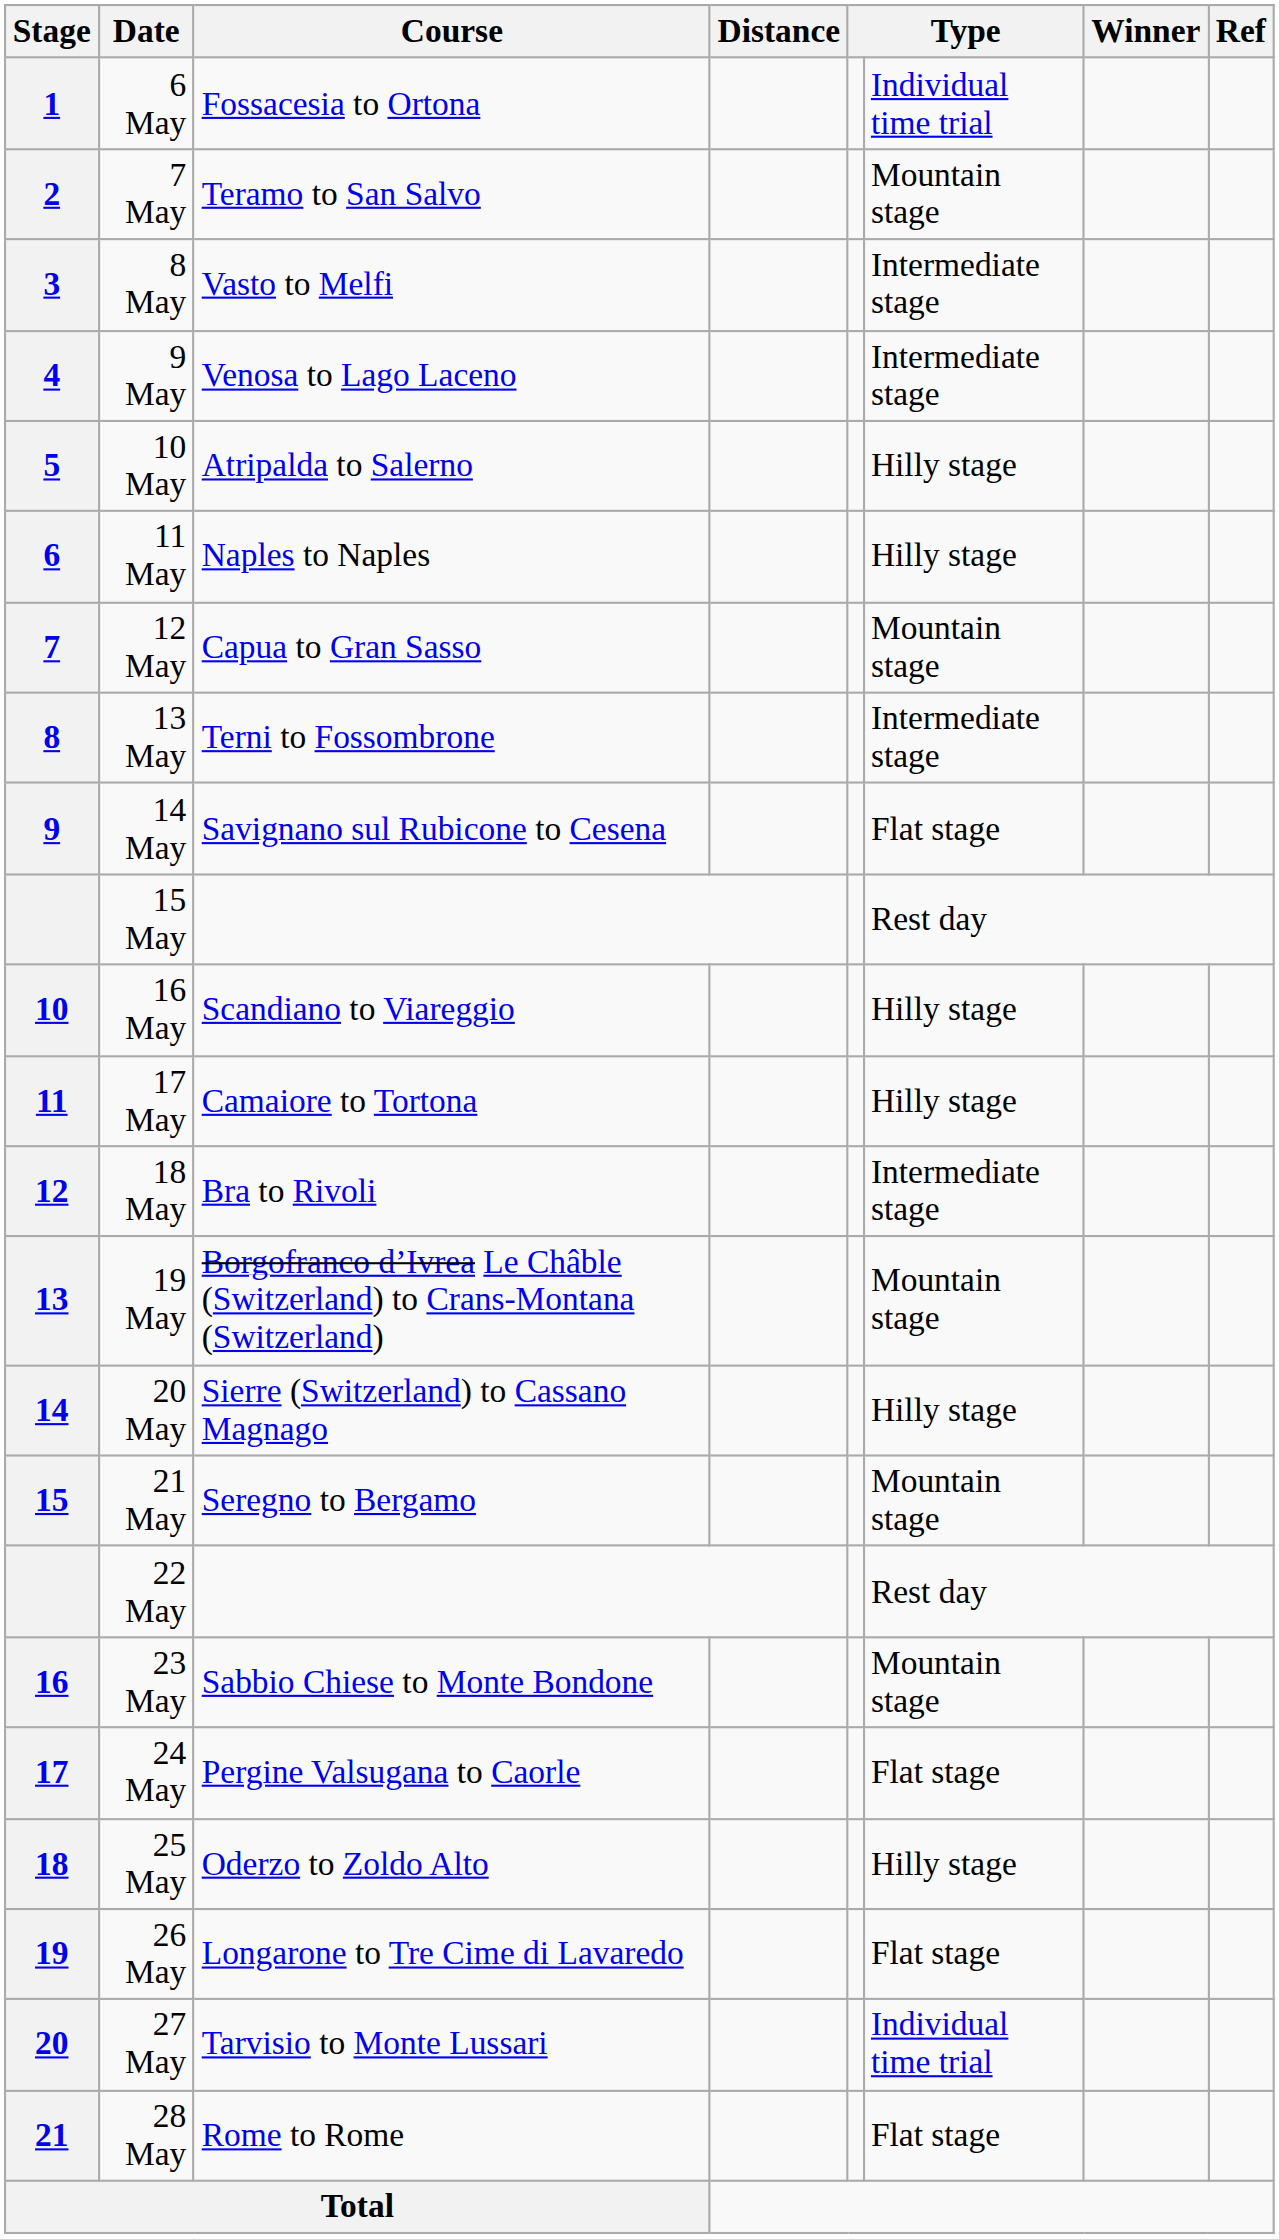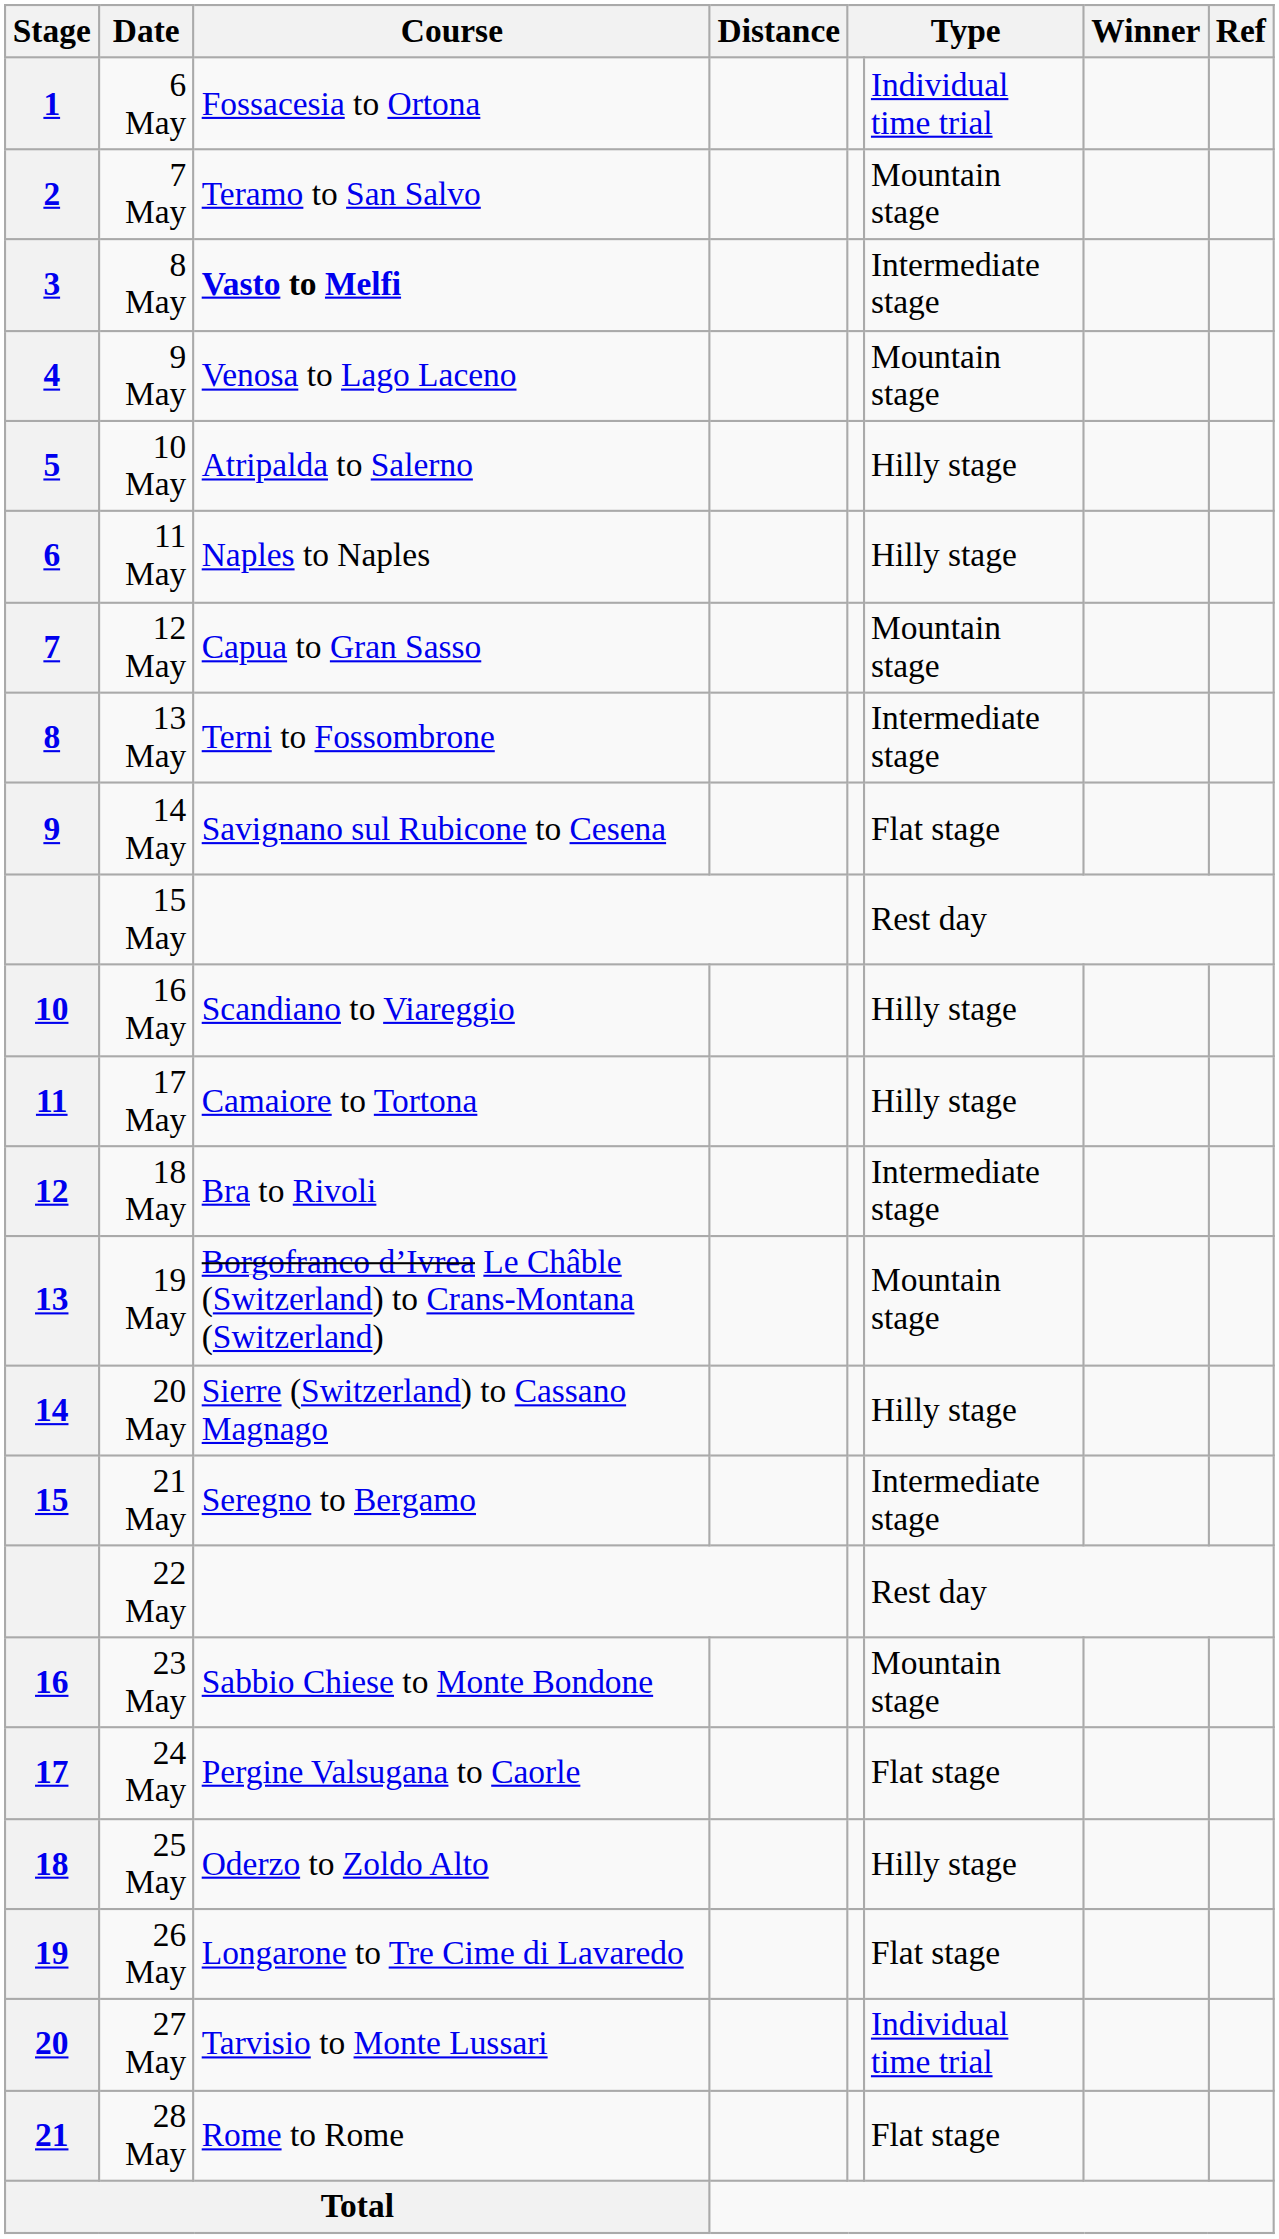(297, 284) normal -> (301, 284) bold
(955, 374) Intermediate stage -> (936, 374) Mountain stage
(936, 1500) Mountain stage -> (955, 1500) Intermediate stage
